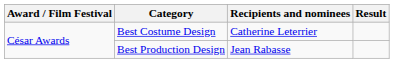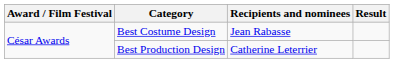(274, 31) Catherine Leterrier -> (260, 31) Jean Rabasse
(260, 49) Jean Rabasse -> (274, 49) Catherine Leterrier
